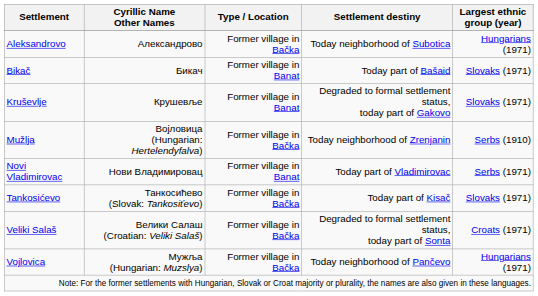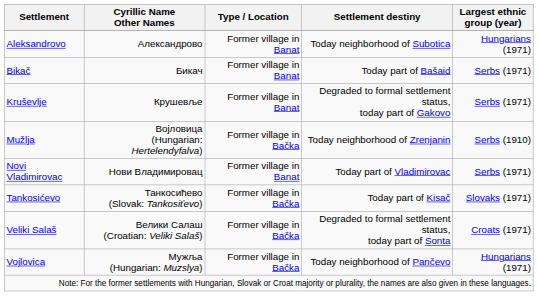(263, 44) Former village in Bačka -> (263, 44) Former village in Banat
(498, 70) Slovaks (1971) -> (503, 70) Serbs (1971)
(498, 102) Slovaks (1971) -> (503, 102) Serbs (1971)
